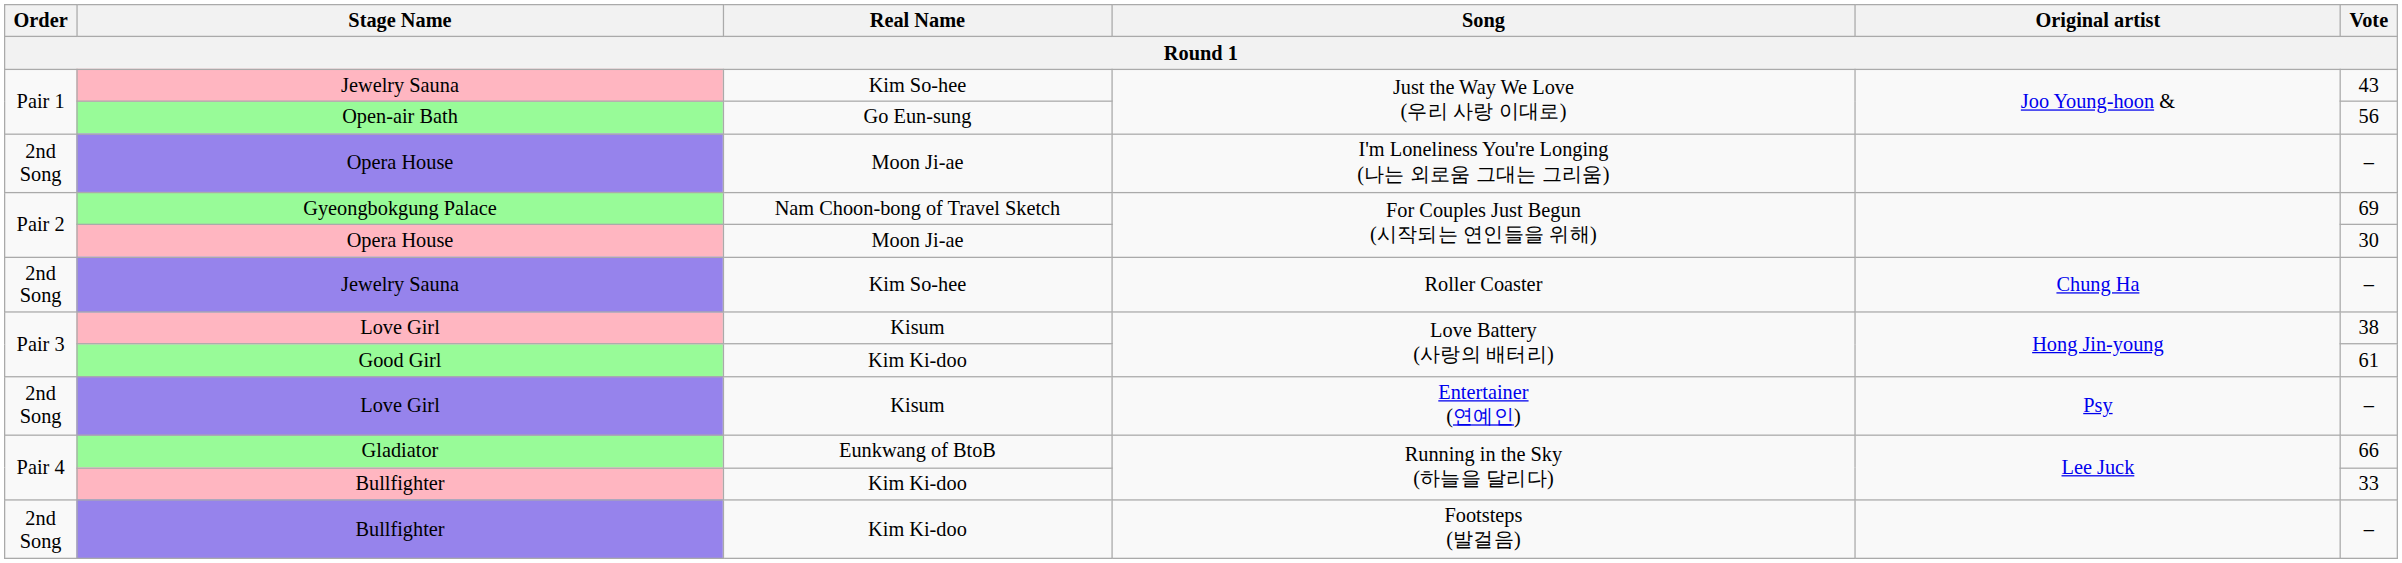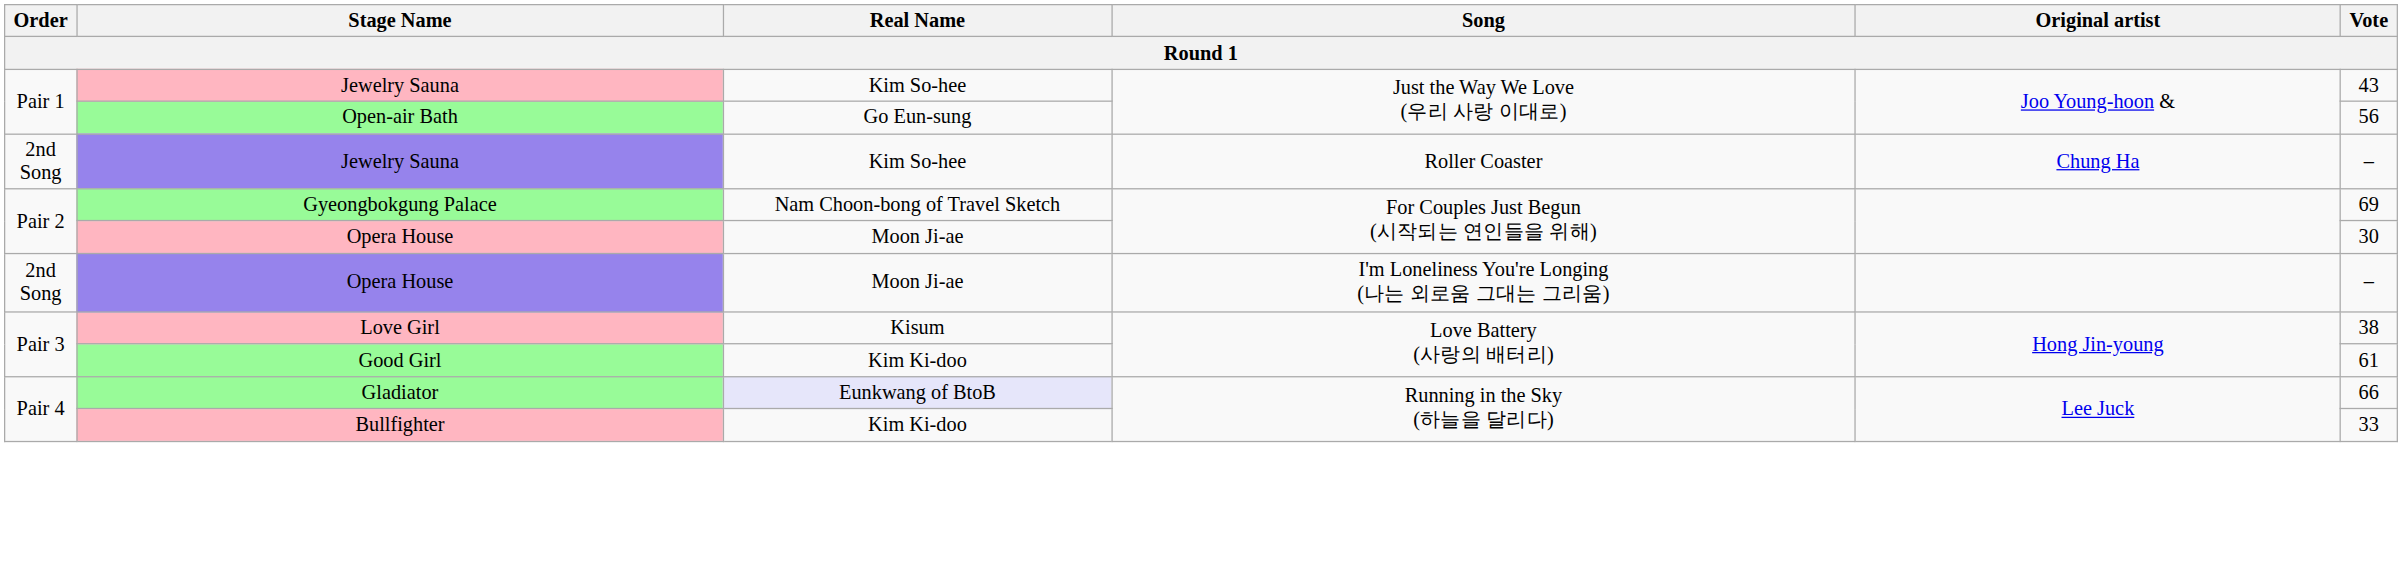rows swapped: (400, 284) <-> (400, 162)
- row: (400, 405)
(917, 451) no background -> (917, 392) lavender background
- row: (400, 529)
